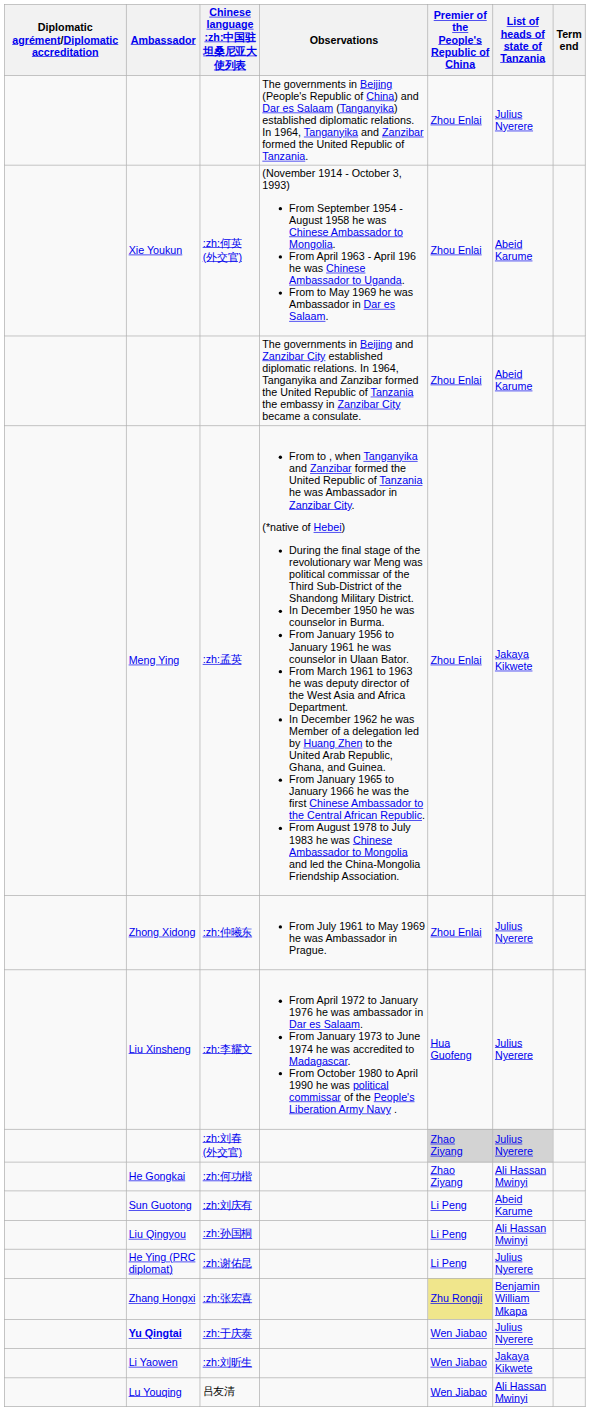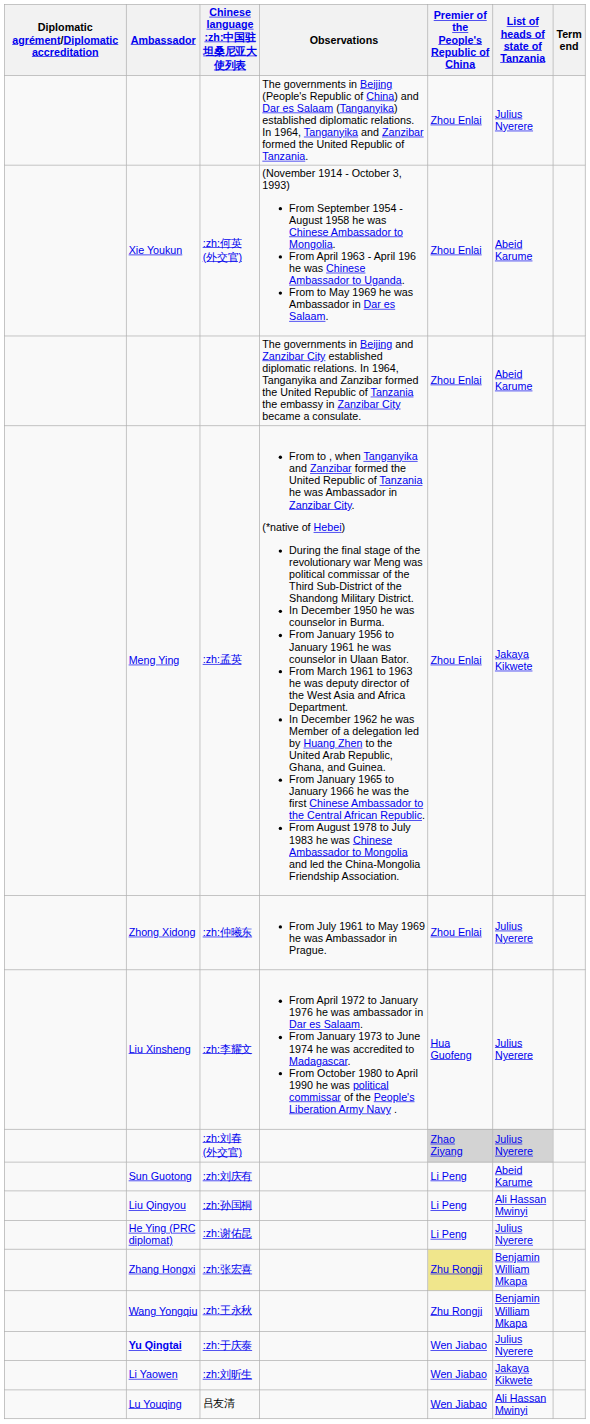- row: (227, 1176)
+ row: (227, 1310)
